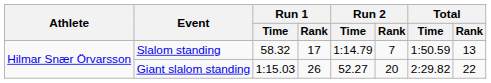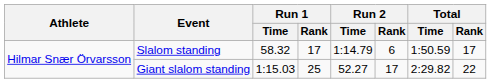(392, 50) 7 -> (392, 50) 6
(469, 50) 13 -> (469, 50) 17
(314, 69) 26 -> (314, 69) 25
(392, 69) 20 -> (392, 69) 17
